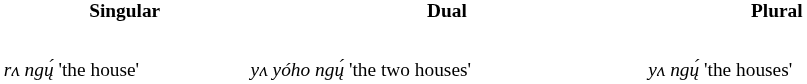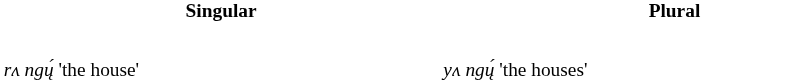- column: (447, 9)
